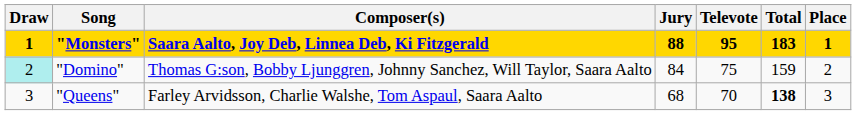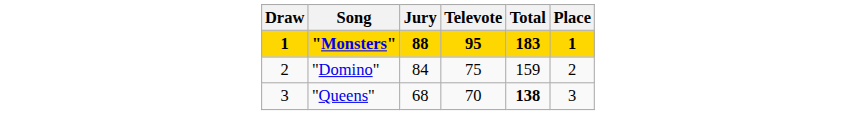- column: (400, 17)
(29, 69) paleturquoise background -> (285, 69) no background
